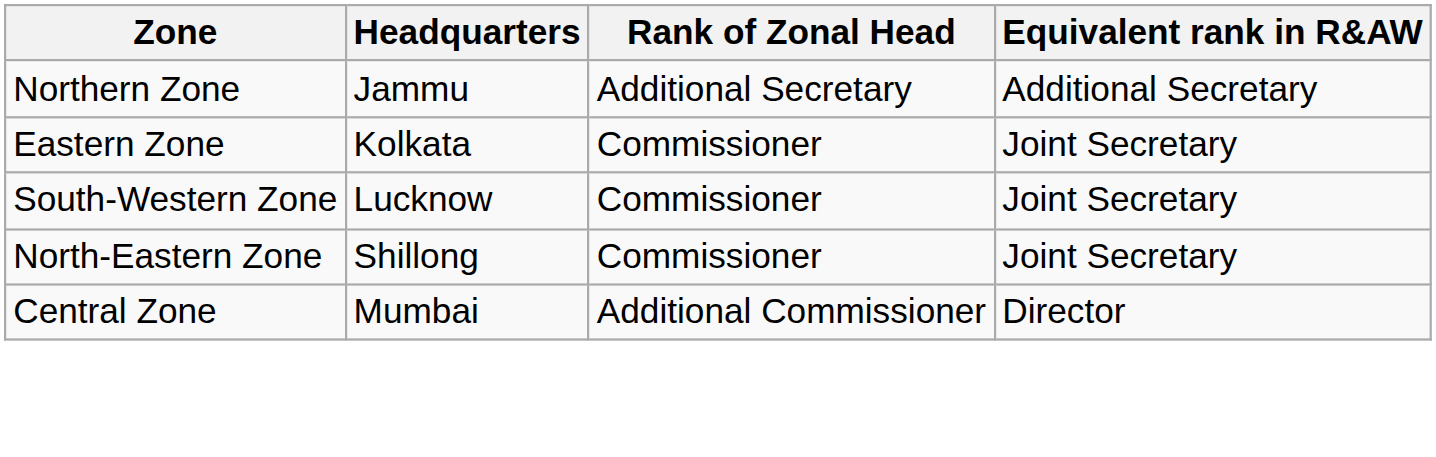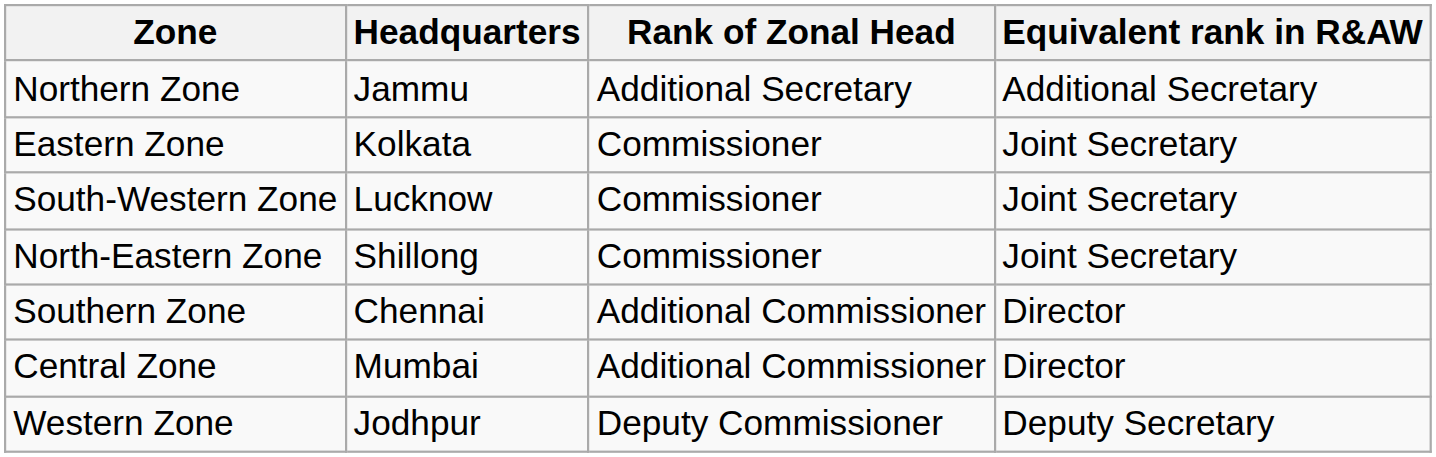+ row: (130, 311)
+ row: (123, 423)
